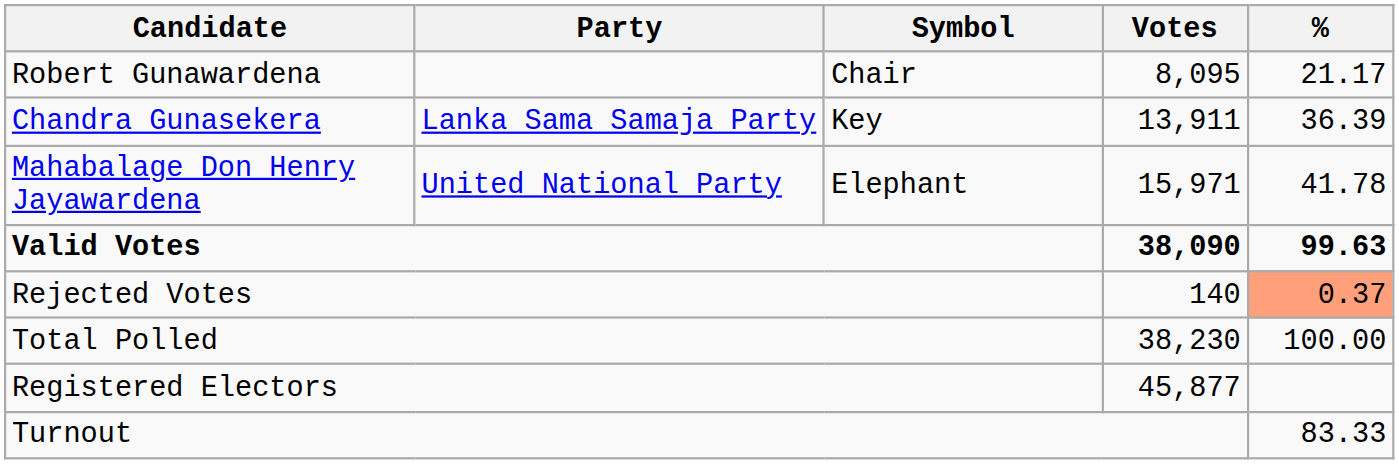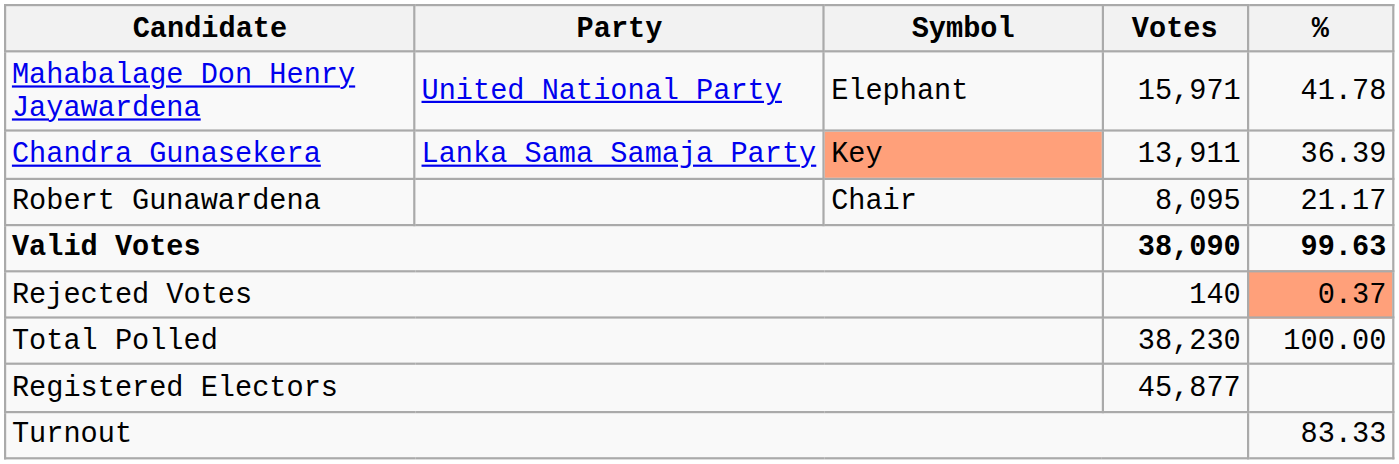rows swapped: (184, 185) <-> (166, 75)
(857, 122) no background -> (857, 155) lightsalmon background
